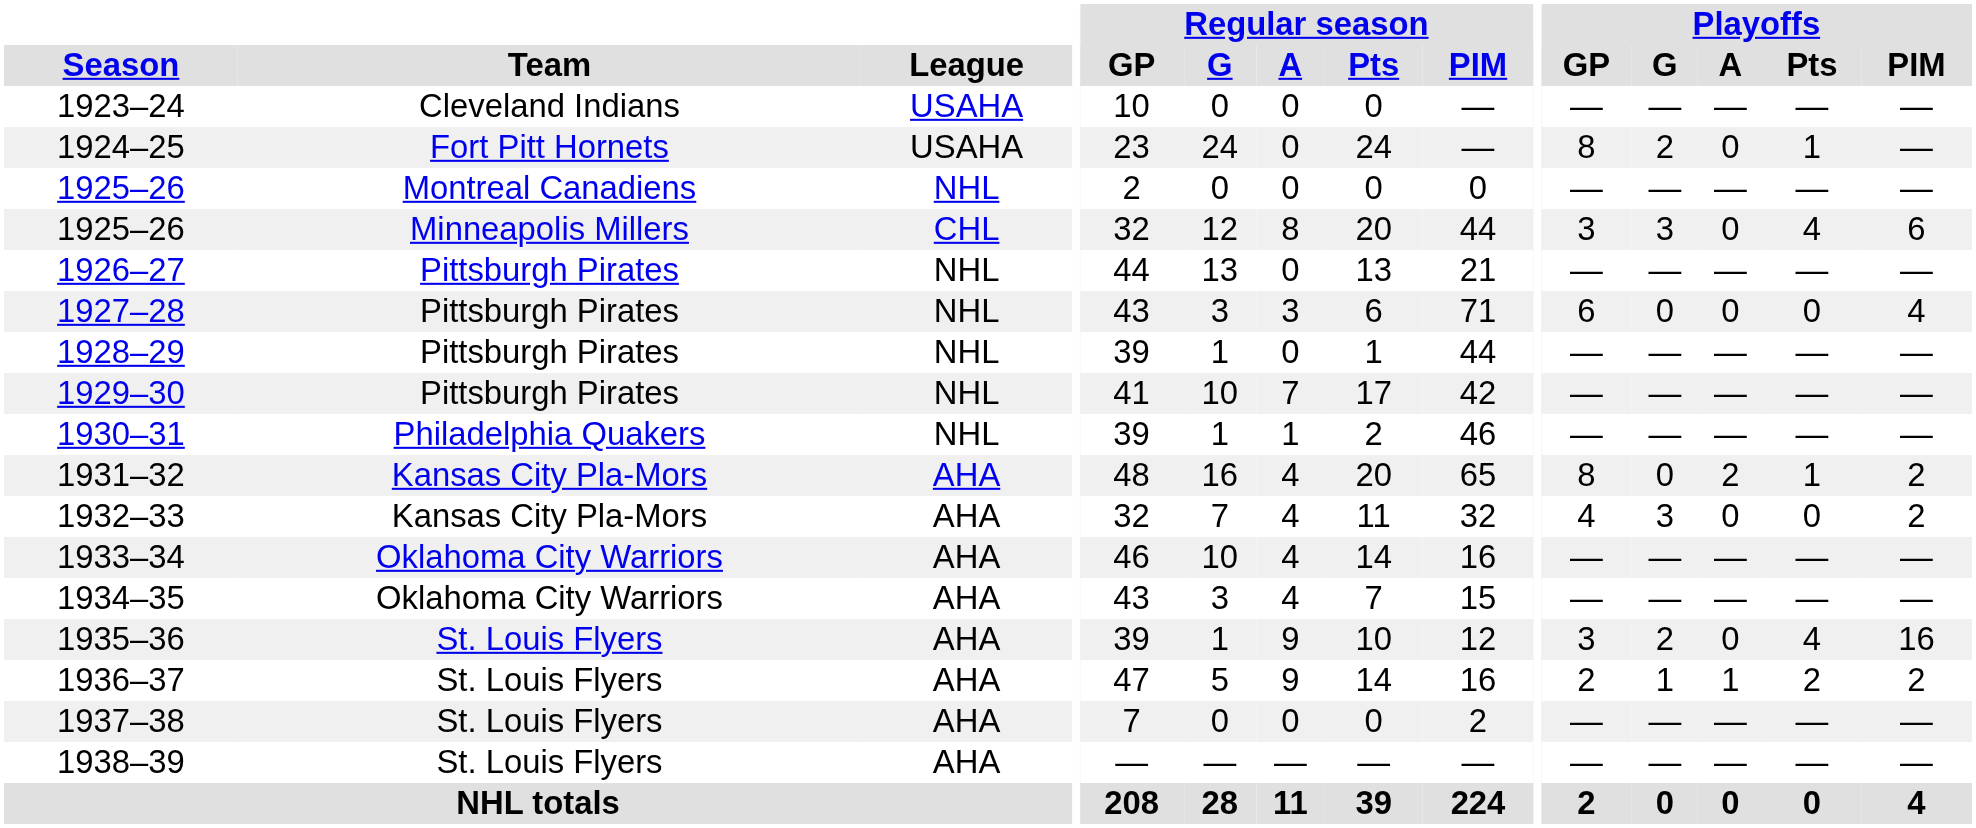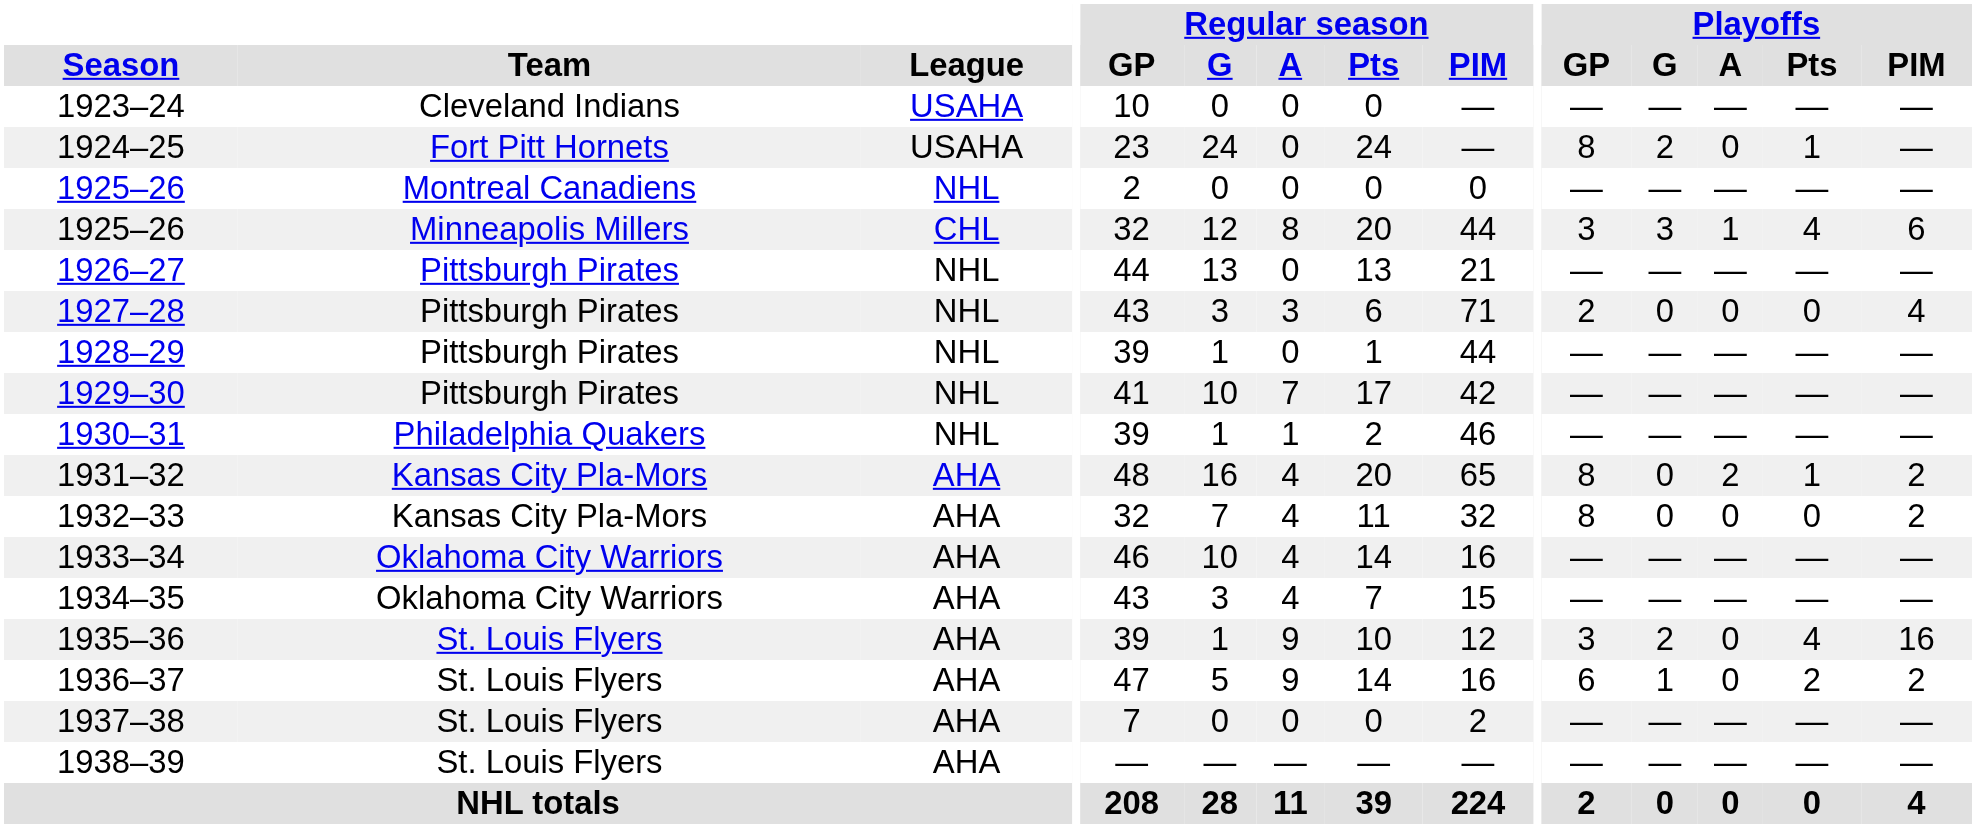(1730, 228) 0 -> (1730, 228) 1
(1586, 310) 6 -> (1586, 310) 2
(1586, 515) 4 -> (1586, 515) 8
(1665, 515) 3 -> (1665, 515) 0
(1586, 679) 2 -> (1586, 679) 6
(1730, 679) 1 -> (1730, 679) 0
